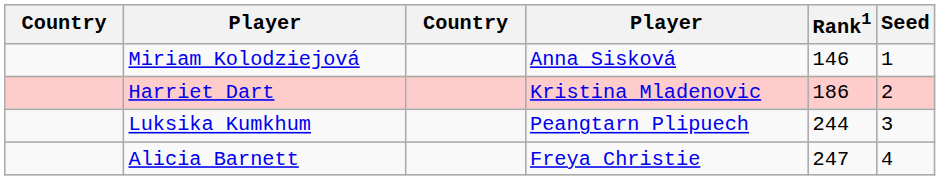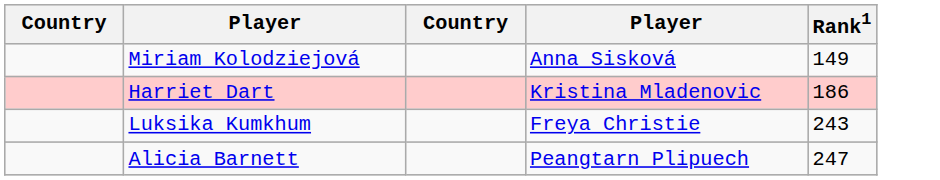- column: (905, 24)
(831, 60) 146 -> (831, 60) 149
(640, 126) Peangtarn Plipuech -> (615, 126) Freya Christie
(831, 126) 244 -> (831, 126) 243
(615, 159) Freya Christie -> (640, 159) Peangtarn Plipuech
